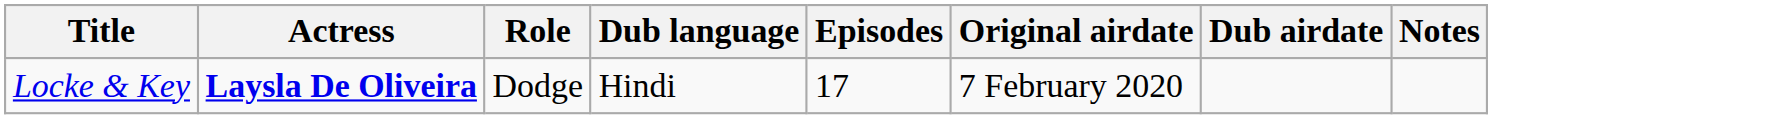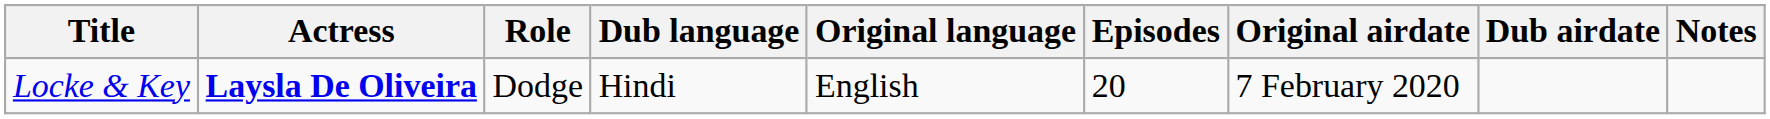+ column: (946, 31)
(832, 85) 17 -> (1109, 85) 20
